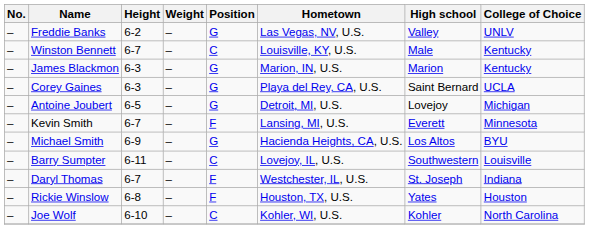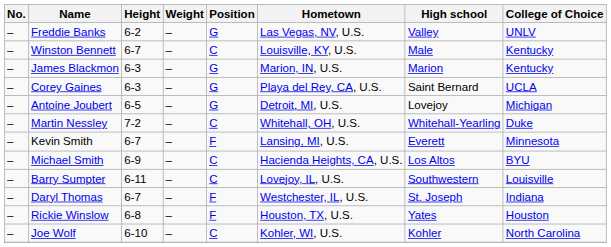+ row: (69, 123)
(214, 142) G -> (213, 160) C
